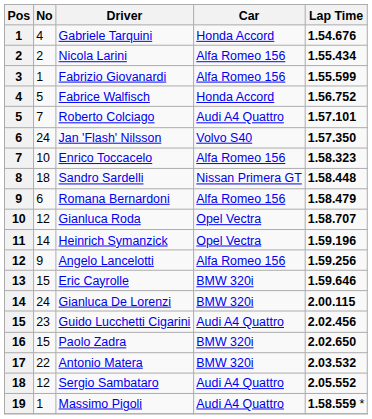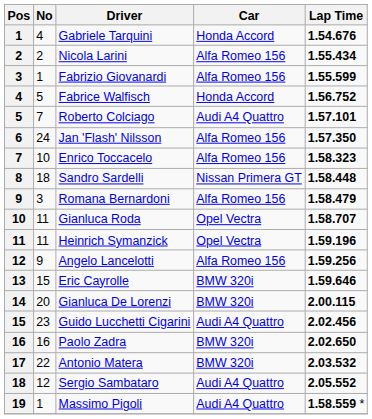(224, 137) Volvo S40 -> (241, 137) Alfa Romeo 156
(40, 199) 6 -> (40, 199) 3
(43, 219) 12 -> (43, 219) 11
(43, 240) 14 -> (43, 240) 11
(43, 301) 24 -> (43, 301) 20
(43, 342) 15 -> (43, 342) 16
